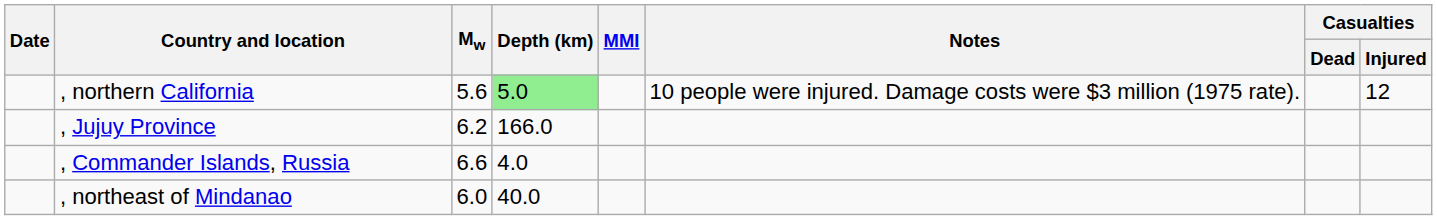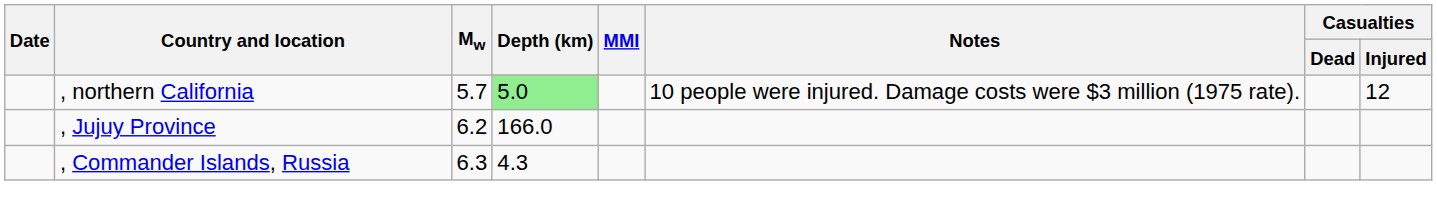(472, 92) 5.6 -> (472, 92) 5.7
(472, 162) 6.6 -> (472, 162) 6.3
(513, 162) 4.0 -> (513, 162) 4.3
- row: (176, 197)
